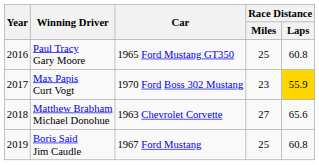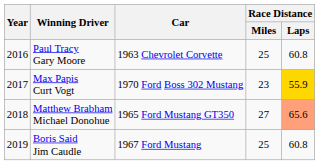(176, 54) 1965 Ford Mustang GT350 -> (170, 54) 1963 Chevrolet Corvette
(170, 115) 1963 Chevrolet Corvette -> (176, 115) 1965 Ford Mustang GT350
(298, 115) no background -> (298, 115) lightsalmon background
